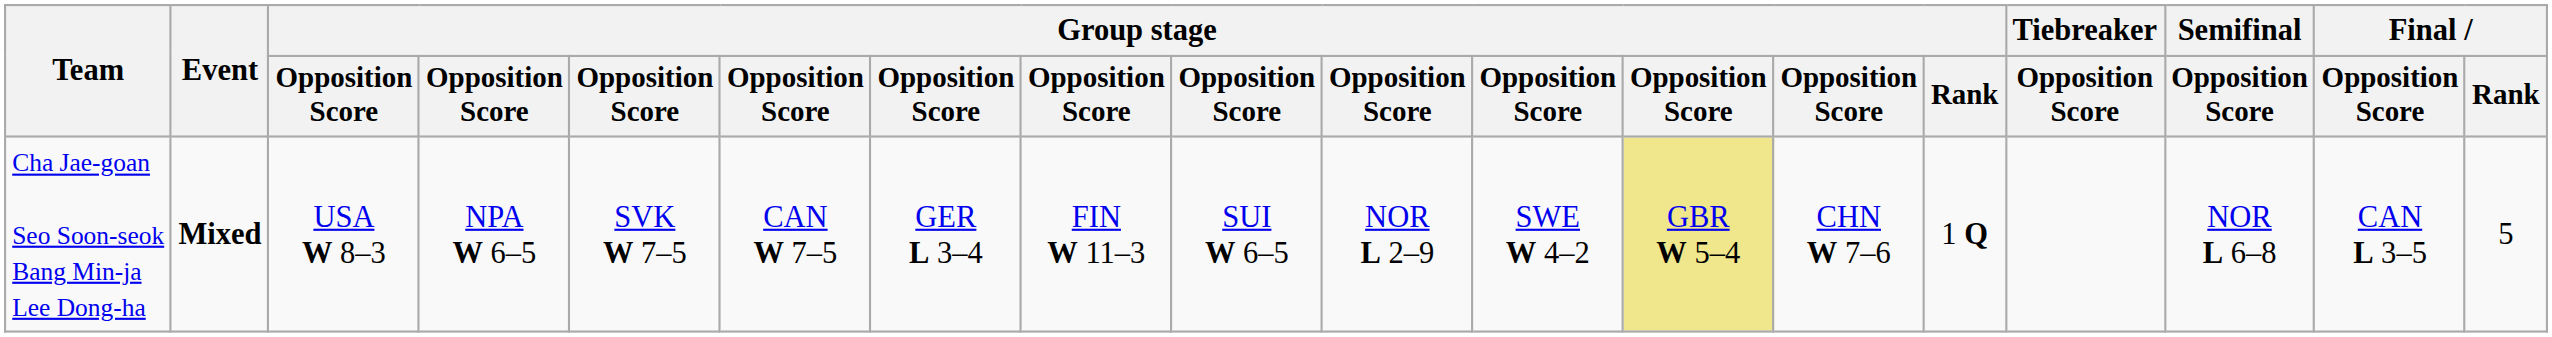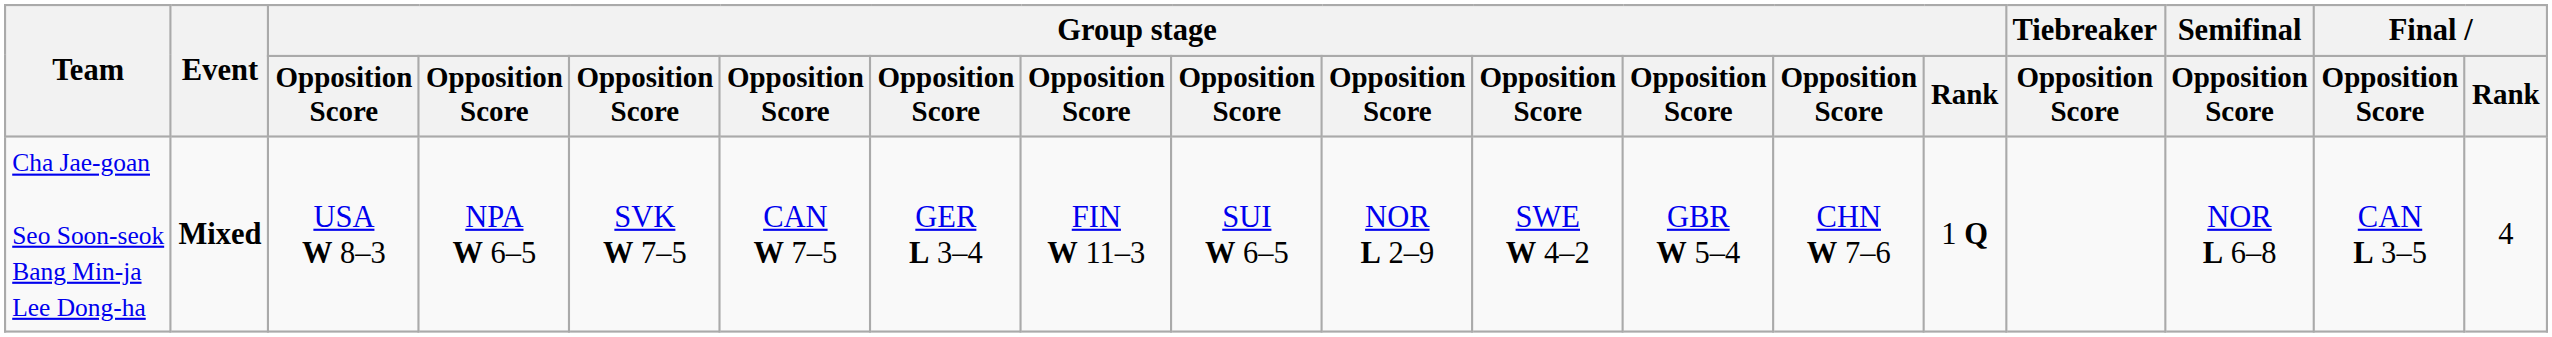(1698, 234) khaki background -> (1698, 234) no background
(2506, 234) 5 -> (2506, 234) 4
